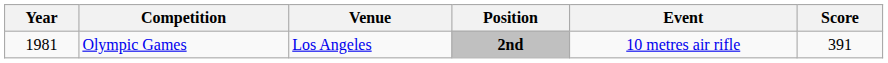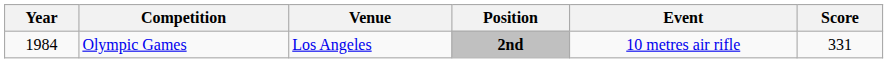(42, 44) 1981 -> (42, 44) 1984
(840, 44) 391 -> (840, 44) 331
